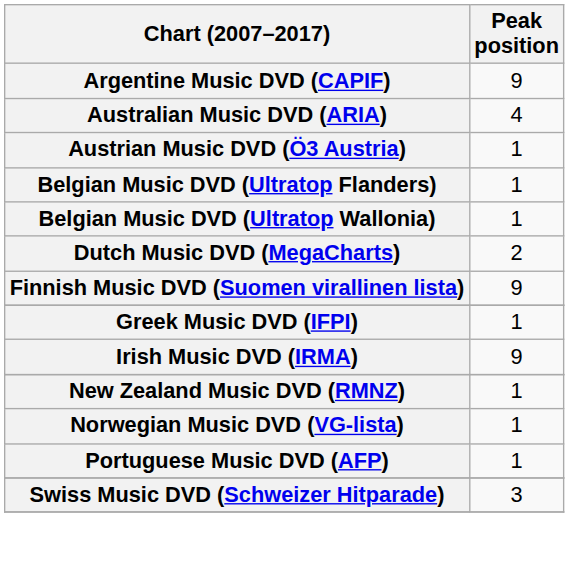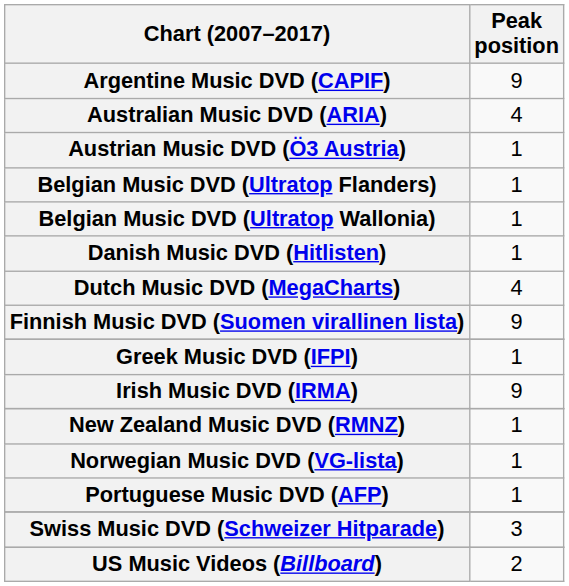+ row: (237, 253)
(517, 253) 2 -> (517, 287) 4
+ row: (237, 563)
